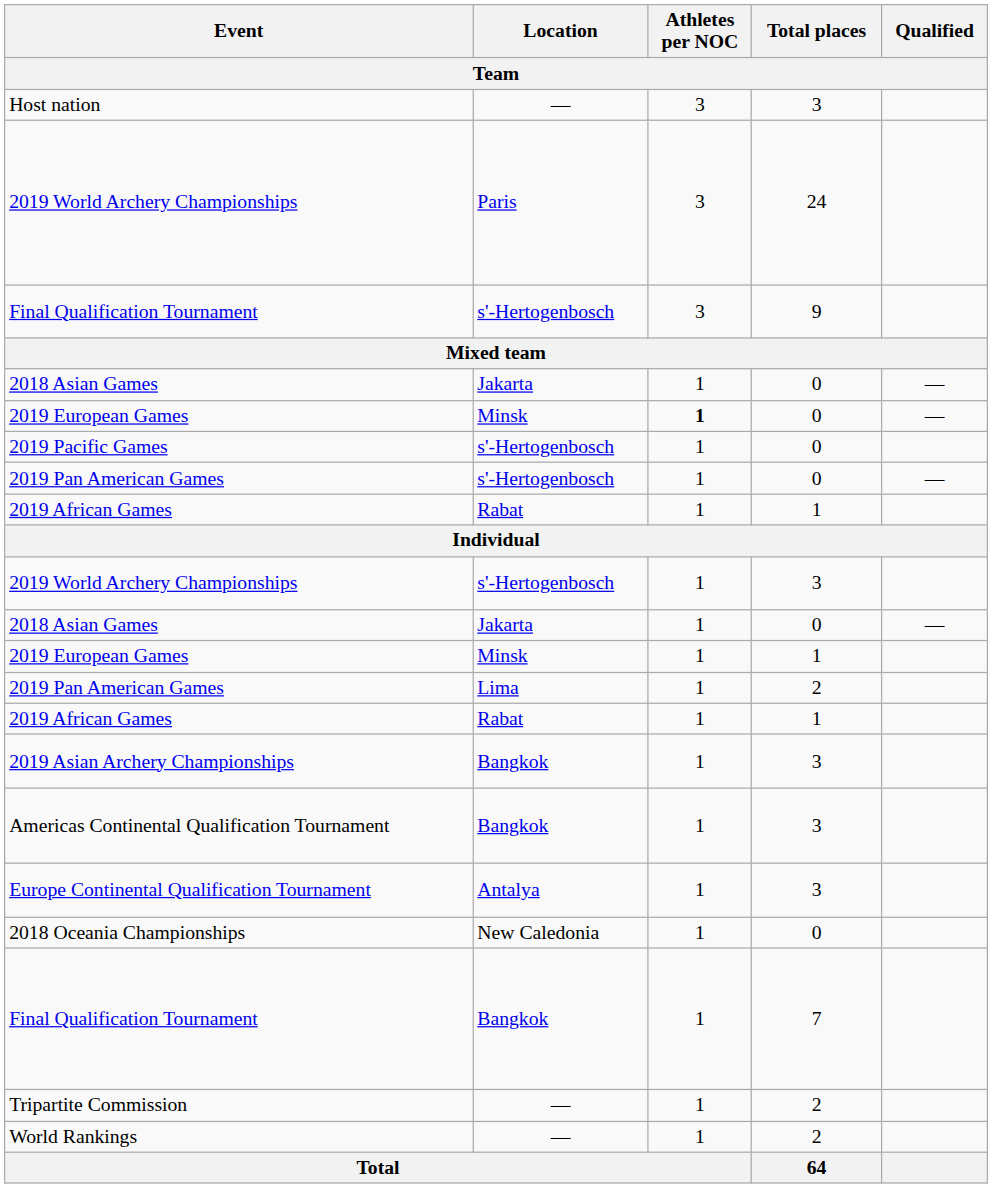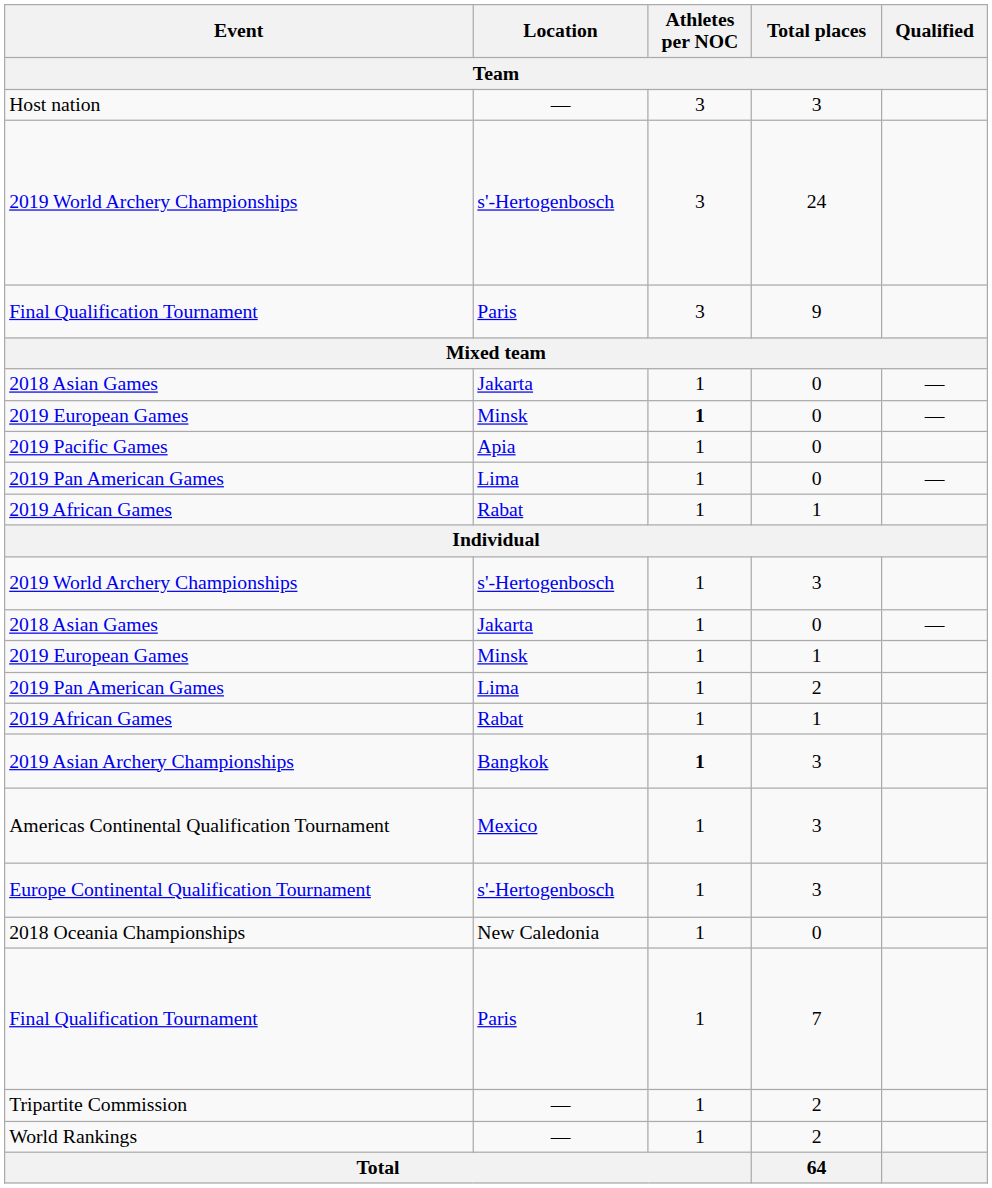(497, 202) Paris -> (546, 202) s'-Hertogenbosch
(546, 311) s'-Hertogenbosch -> (497, 311) Paris
(546, 446) s'-Hertogenbosch -> (496, 446) Apia
(546, 478) s'-Hertogenbosch -> (498, 478) Lima
(700, 761) normal -> (700, 761) bold
(513, 825) Bangkok -> (507, 825) Mexico
(508, 889) Antalya -> (546, 889) s'-Hertogenbosch
(513, 1018) Bangkok -> (497, 1018) Paris
